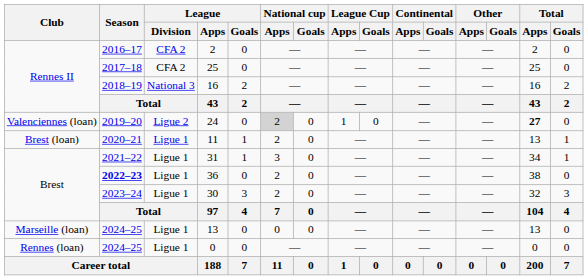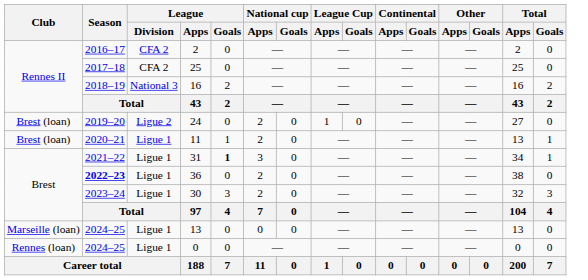(52, 121) Valenciennes (loan) -> (43, 121) Brest (loan)
(277, 121) lightgrey background -> (260, 121) no background
(535, 121) bold -> (518, 121) normal
(244, 157) normal -> (227, 157) bold
